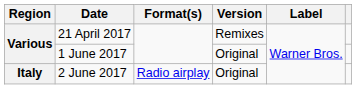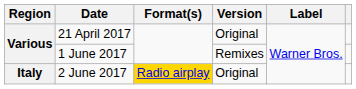(240, 34) Remixes -> (237, 34) Original
(237, 53) Original -> (240, 53) Remixes
(173, 73) no background -> (173, 73) gold background
